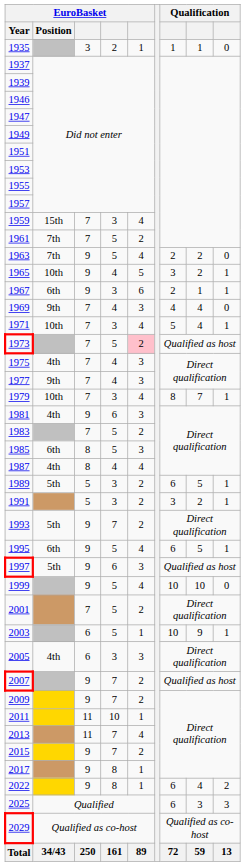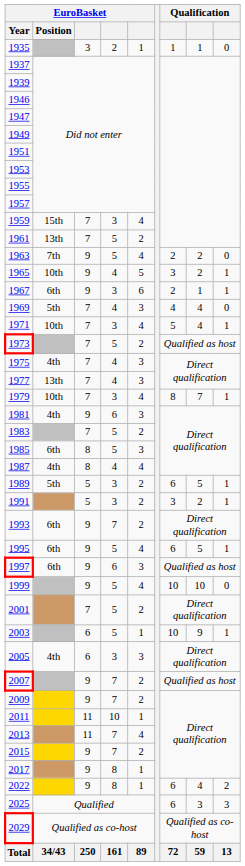(54, 238) 7th -> (54, 238) 13th
(54, 308) 9th -> (54, 308) 5th
(141, 344) pink background -> (141, 344) no background
(54, 380) 9th -> (54, 380) 13th
(54, 525) 5th -> (54, 525) 6th
(54, 567) 5th -> (54, 567) 6th
